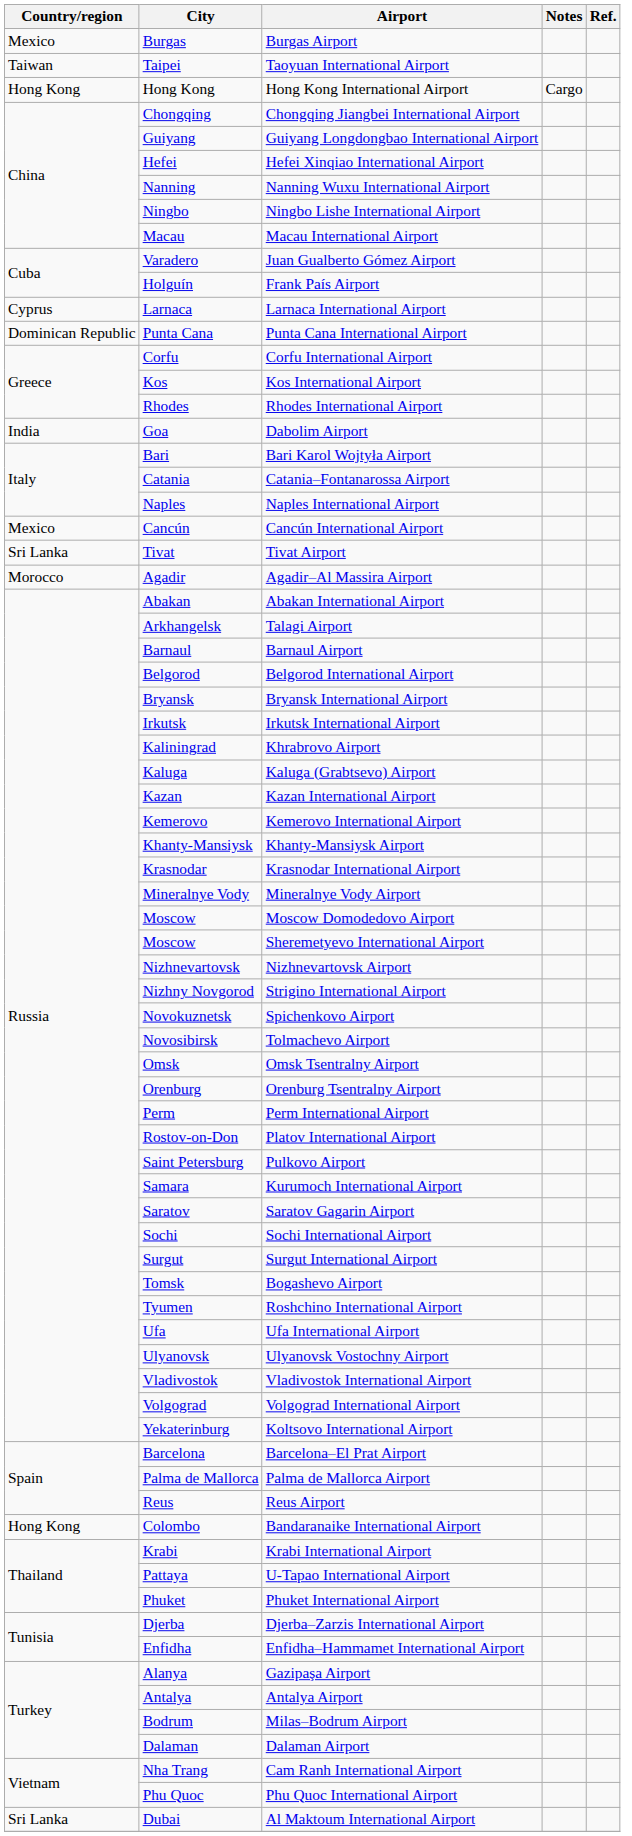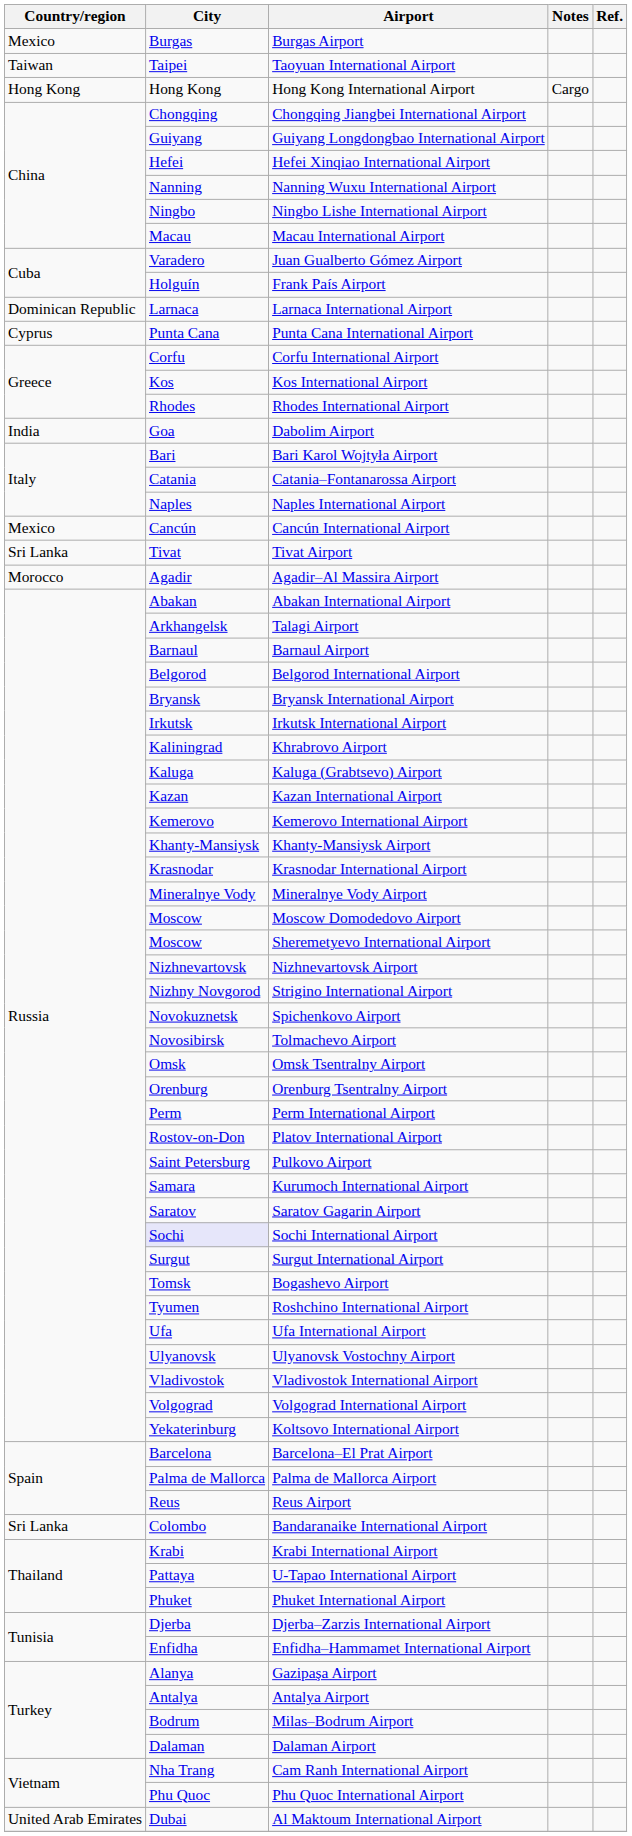(30, 308) Cyprus -> (72, 308) Dominican Republic
(72, 333) Dominican Republic -> (30, 333) Cyprus
(160, 1234) no background -> (167, 1234) lavender background
(44, 1526) Hong Kong -> (38, 1526) Sri Lanka
(38, 1819) Sri Lanka -> (75, 1819) United Arab Emirates
